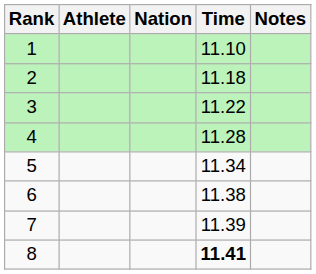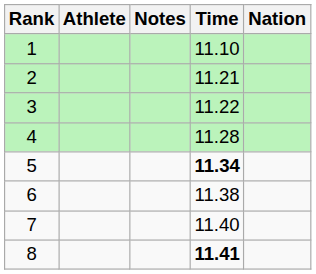columns swapped: (163, 19) <-> (280, 19)
(223, 78) 11.18 -> (217, 78) 11.21
(223, 166) normal -> (217, 166) bold
(223, 225) 11.39 -> (217, 225) 11.40
